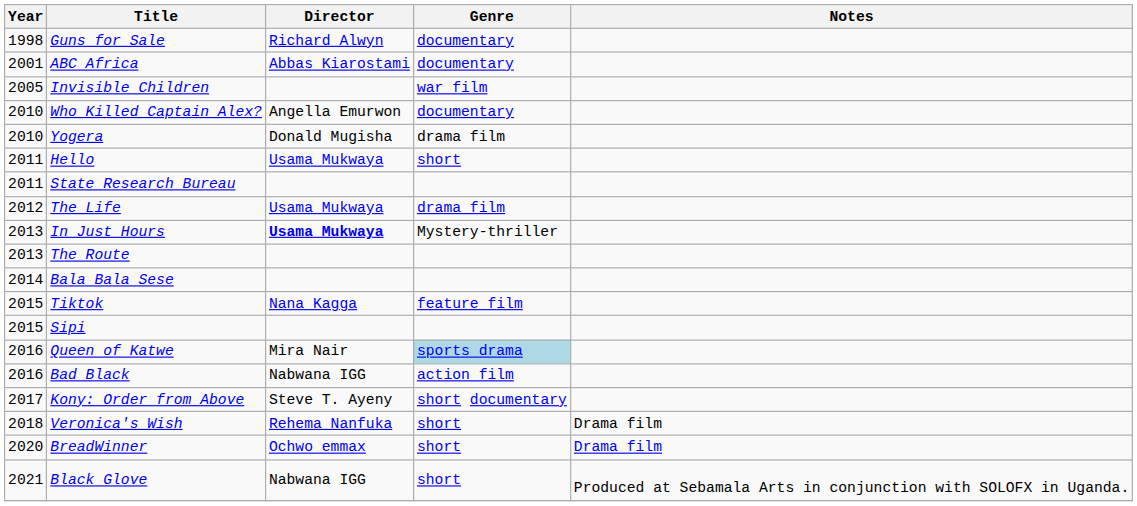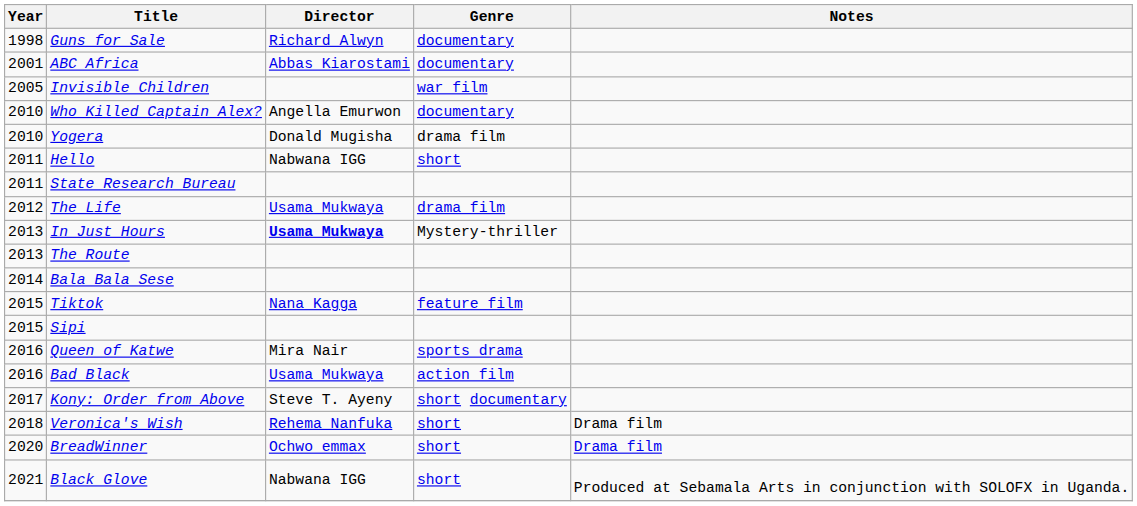(326, 160) Usama Mukwaya -> (317, 160) Nabwana IGG
(470, 352) lightblue background -> (470, 352) no background
(317, 376) Nabwana IGG -> (326, 376) Usama Mukwaya
